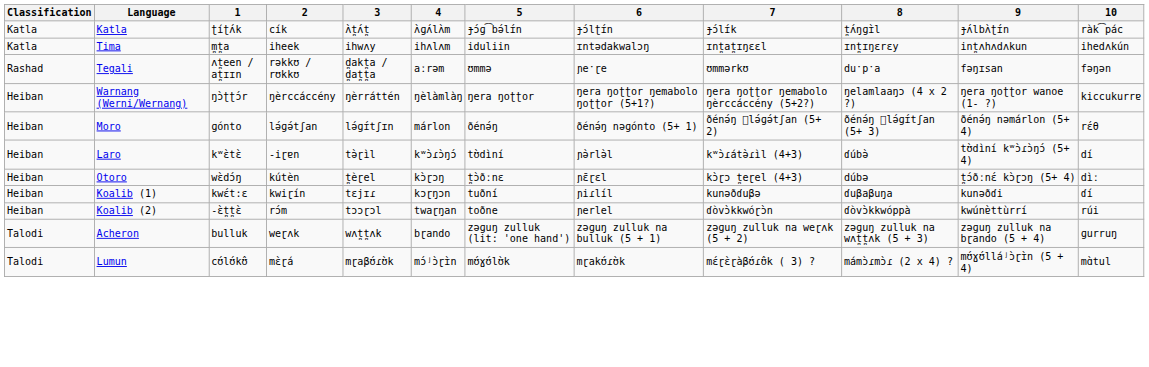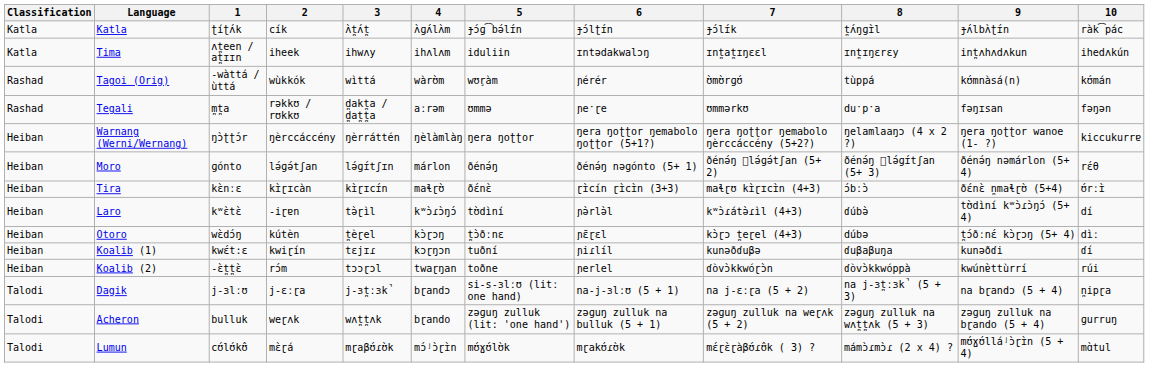(220, 46) m̪t̪a -> (232, 52) ʌt̪een / at̪ɪɪn
+ row: (133, 81)
(232, 69) ʌt̪een / at̪ɪɪn -> (220, 109) m̪t̪a
+ row: (109, 189)
+ row: (112, 291)
